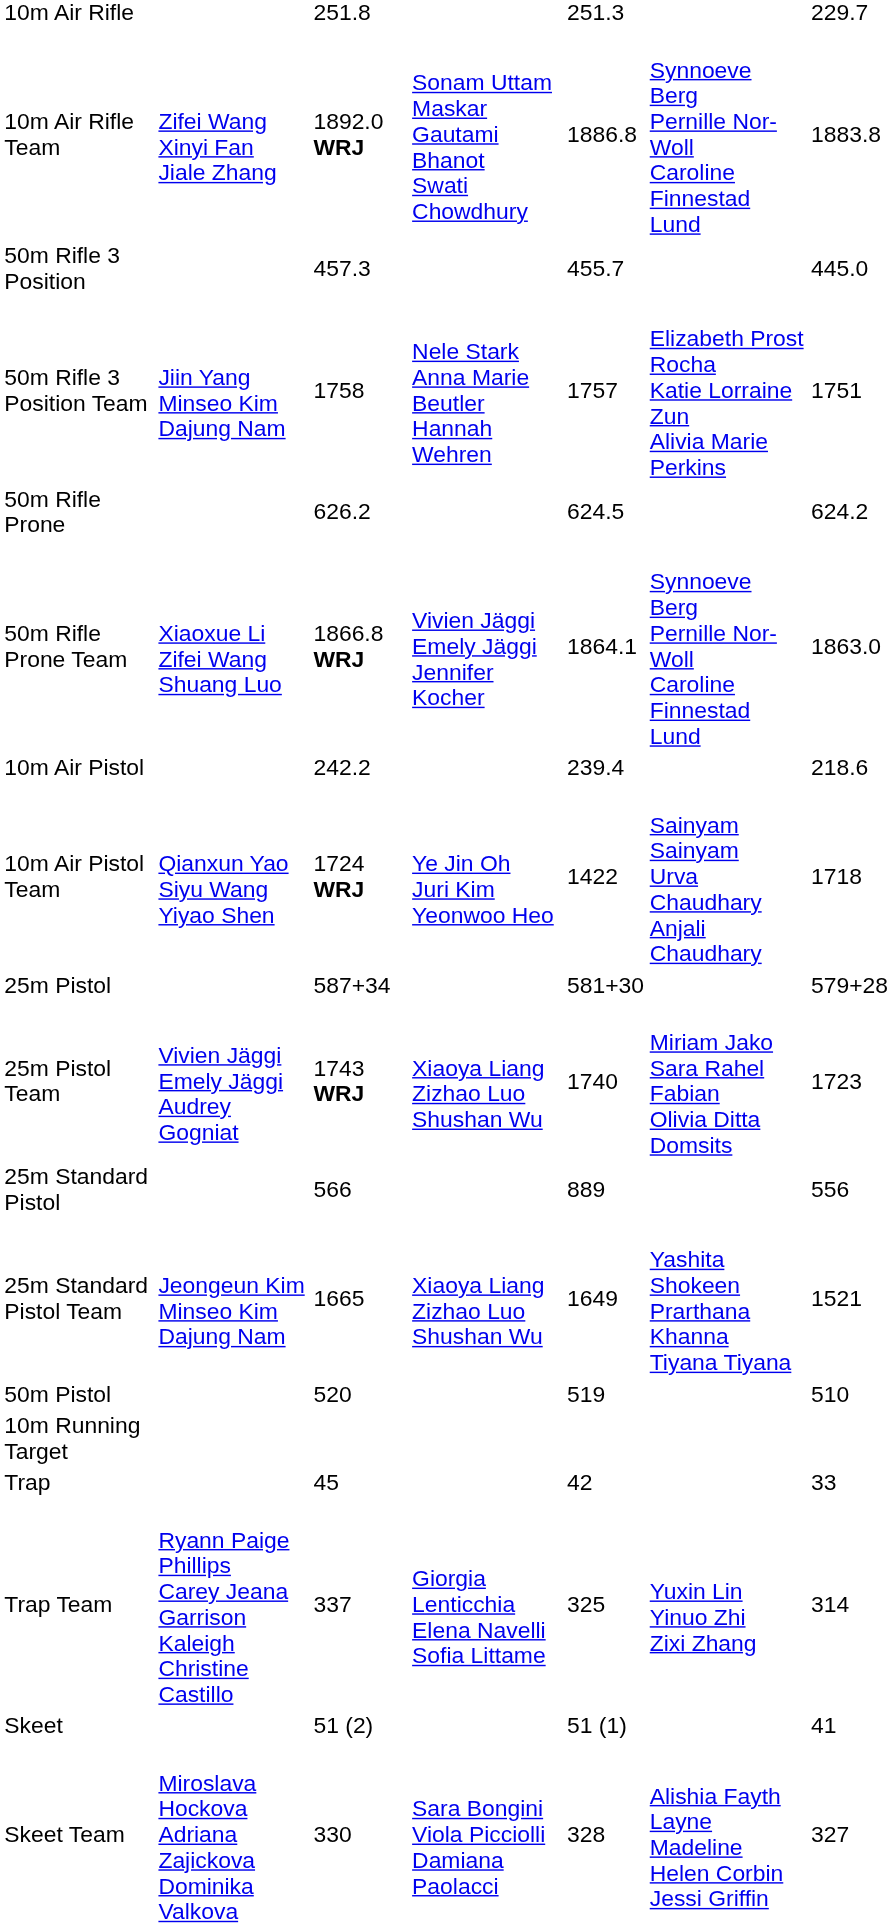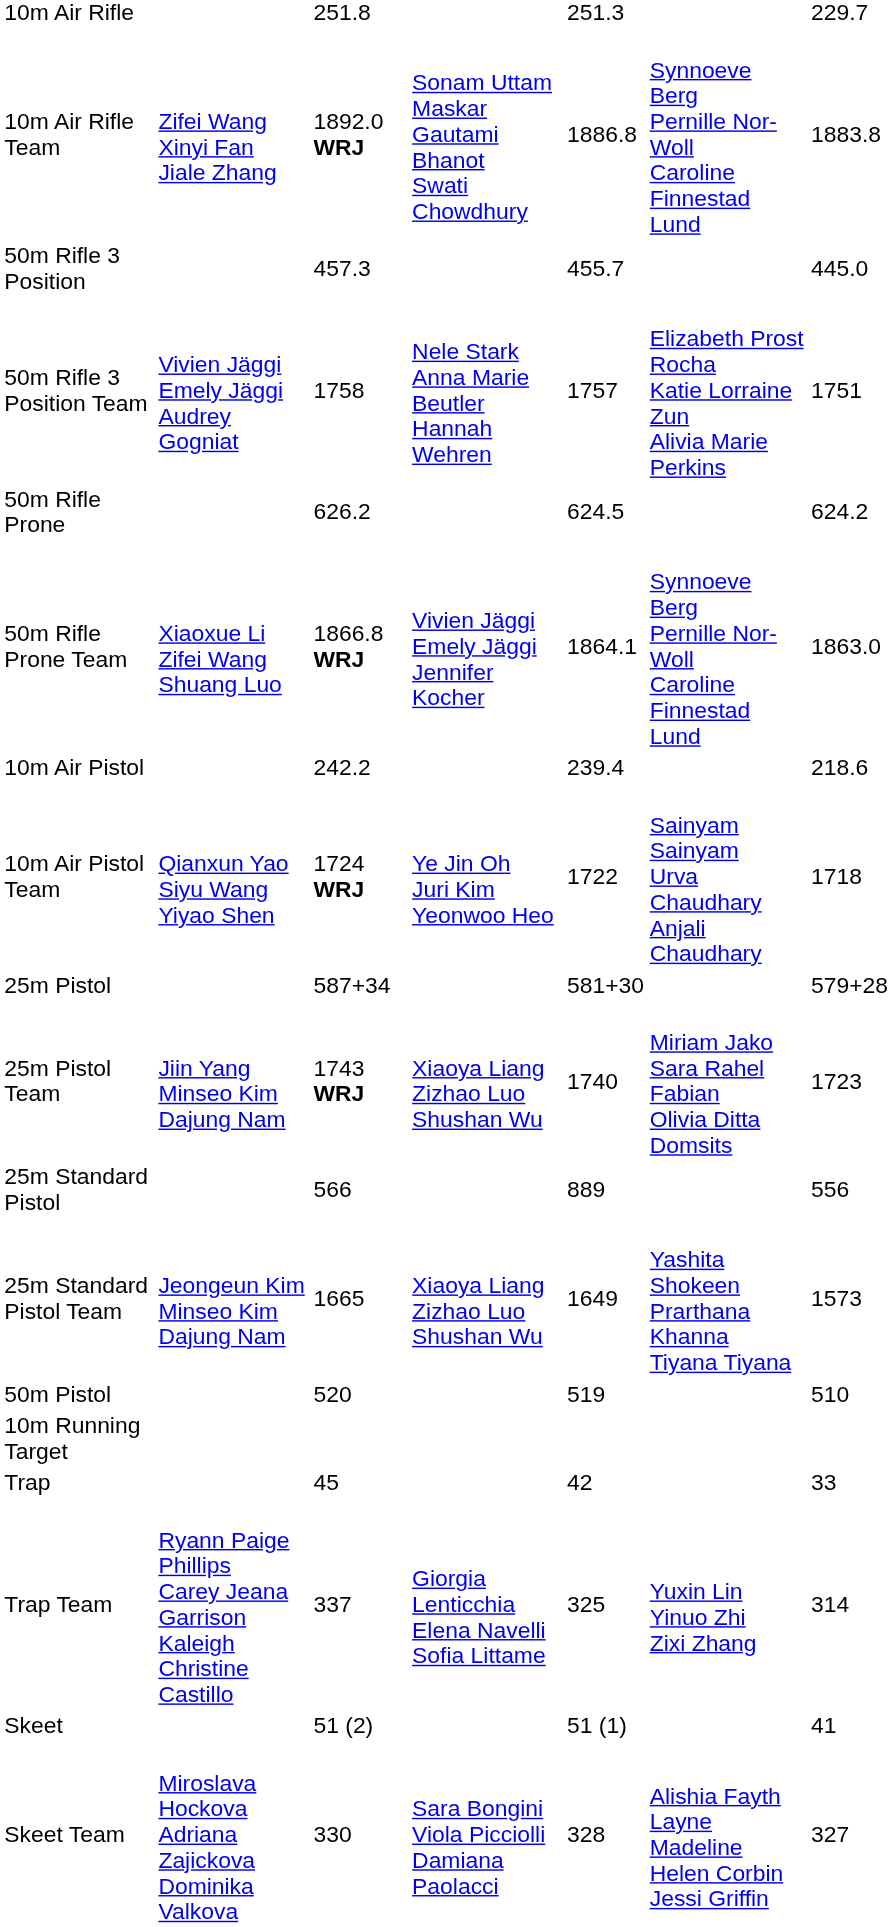(222, 403) Jiin Yang Minseo Kim Dajung Nam -> (221, 403) Vivien Jäggi Emely Jäggi Audrey Gogniat
(592, 876) 1422 -> (592, 876) 1722
(221, 1094) Vivien Jäggi Emely Jäggi Audrey Gogniat -> (222, 1094) Jiin Yang Minseo Kim Dajung Nam
(836, 1298) 1521 -> (836, 1298) 1573
